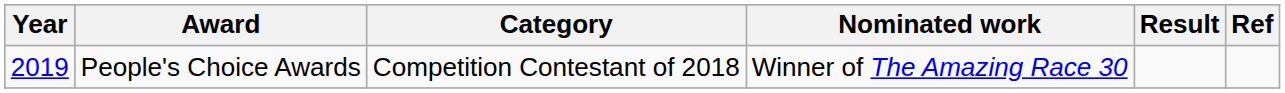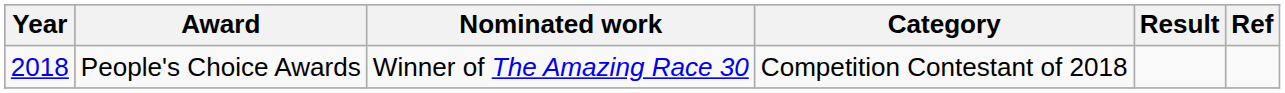columns swapped: (556, 25) <-> (940, 25)
(40, 66) 2019 -> (40, 66) 2018
